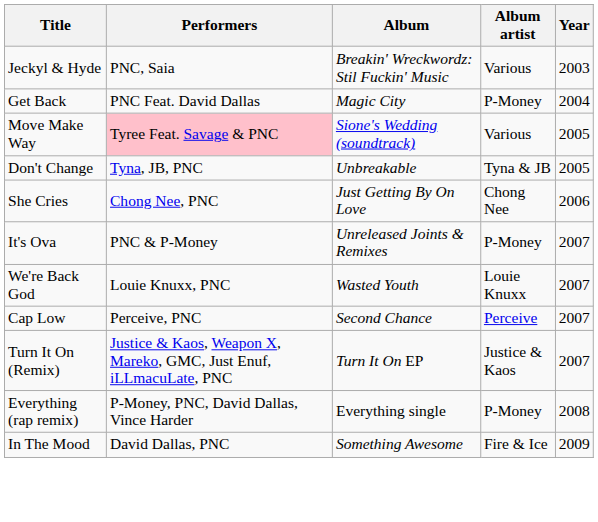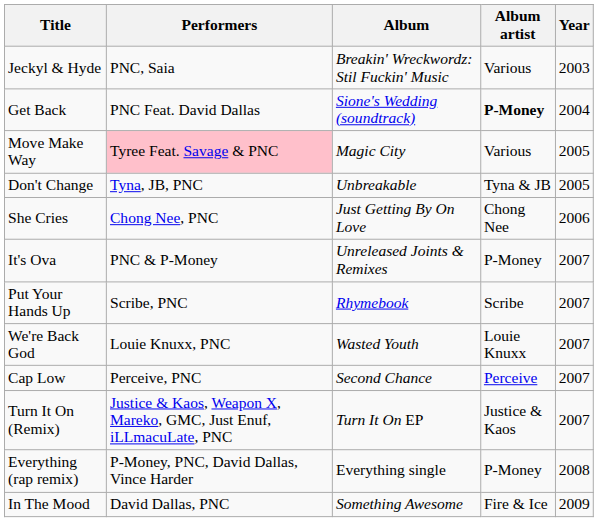(371, 100) Magic City -> (387, 109) Sione's Wedding (soundtrack)
(513, 100) normal -> (514, 109) bold
(387, 134) Sione's Wedding (soundtrack) -> (371, 151) Magic City
+ row: (39, 302)
